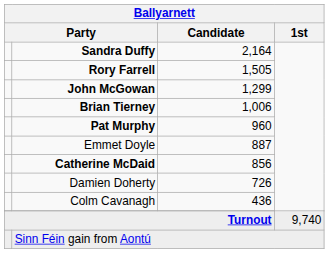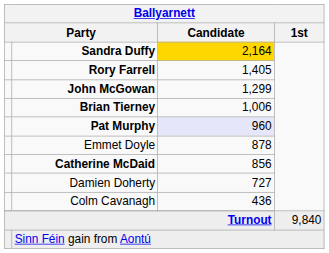(257, 51) no background -> (257, 51) gold background
(257, 70) 1,505 -> (257, 70) 1,405
(262, 126) no background -> (262, 126) lavender background
(262, 145) 887 -> (262, 145) 878
(262, 182) 726 -> (262, 182) 727
(307, 220) 9,740 -> (307, 220) 9,840
